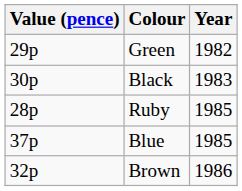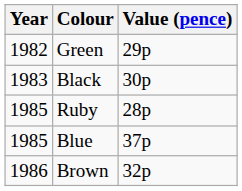columns swapped: (213, 19) <-> (65, 19)
